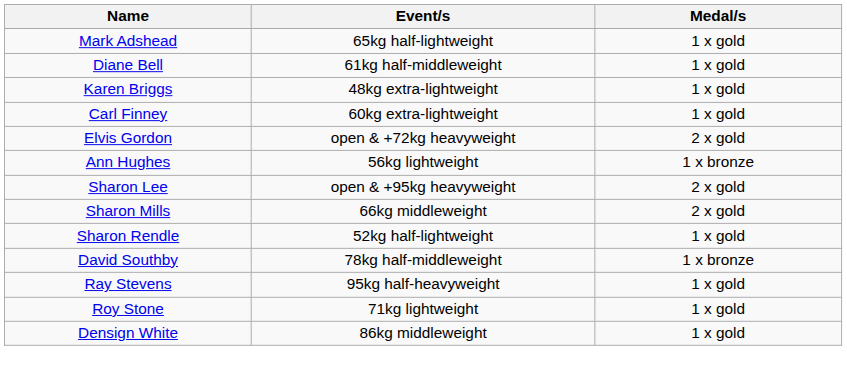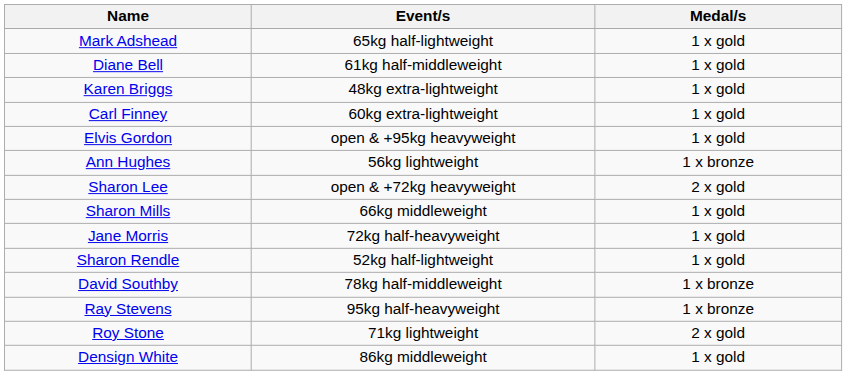(423, 138) open & +72kg heavyweight -> (423, 138) open & +95kg heavyweight
(718, 138) 2 x gold -> (718, 138) 1 x gold
(423, 187) open & +95kg heavyweight -> (423, 187) open & +72kg heavyweight
(718, 211) 2 x gold -> (718, 211) 1 x gold
+ row: (128, 235)
(718, 284) 1 x gold -> (718, 308) 1 x bronze
(718, 308) 1 x gold -> (718, 333) 2 x gold
